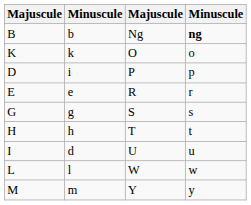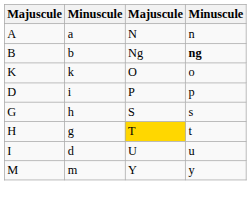+ row: (12, 33)
- row: (11, 92)
(71, 111) g -> (71, 111) h
(71, 131) h -> (71, 131) g
(132, 131) no background -> (132, 131) gold background
- row: (11, 170)
